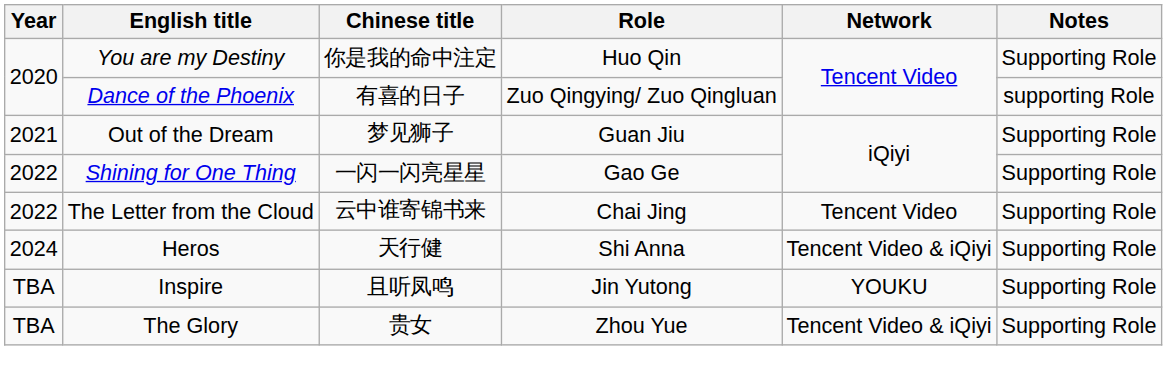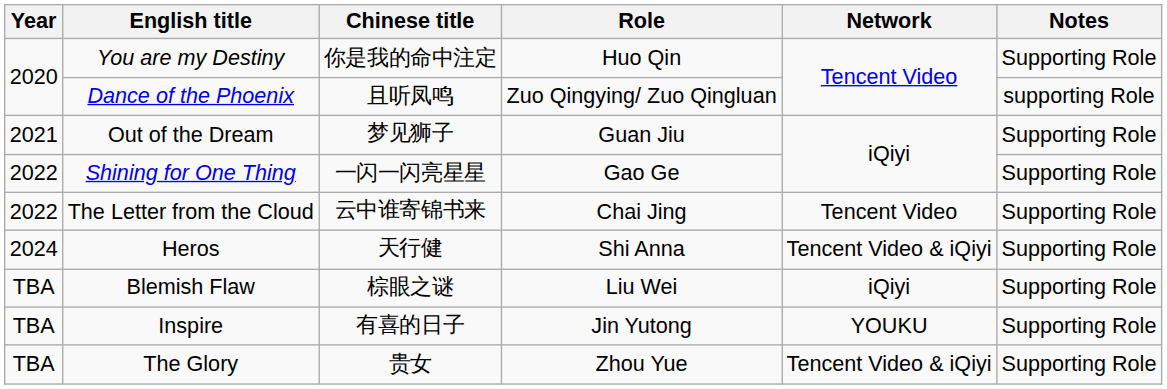(410, 95) 有喜的日子 -> (410, 95) 且听凤鸣
+ row: (191, 287)
(410, 287) 且听凤鸣 -> (410, 325) 有喜的日子
